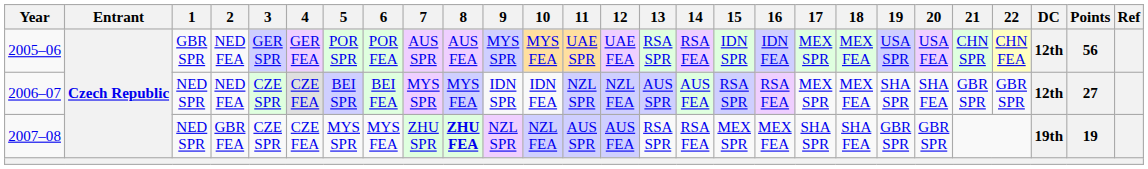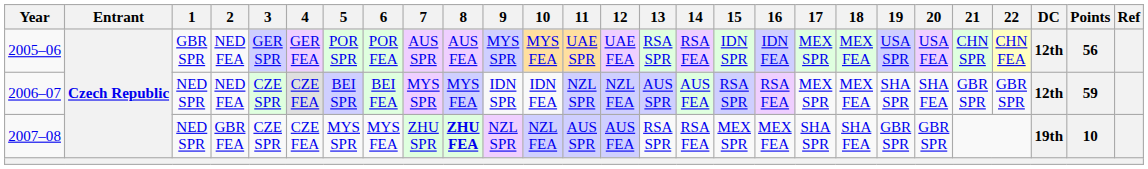(1090, 92) 27 -> (1090, 92) 59
(1090, 135) 19 -> (1090, 135) 10
